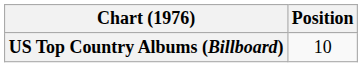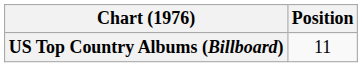(323, 47) 10 -> (323, 47) 11
